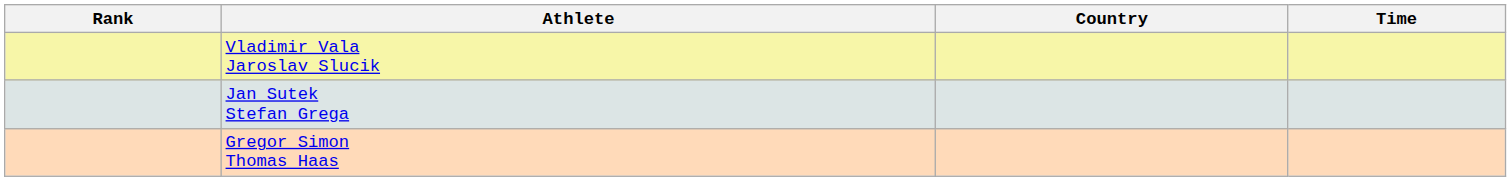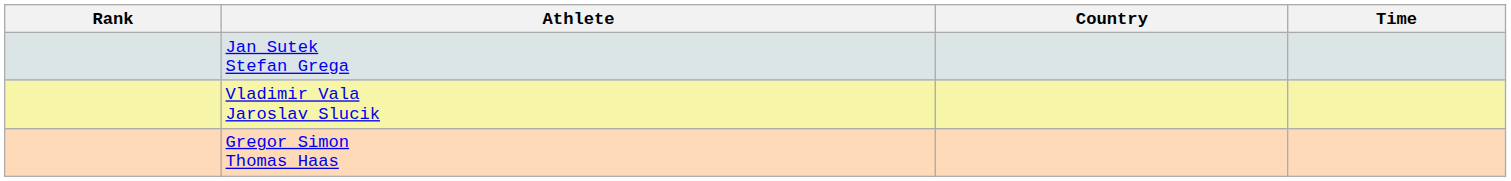rows swapped: (303, 57) <-> (287, 104)
